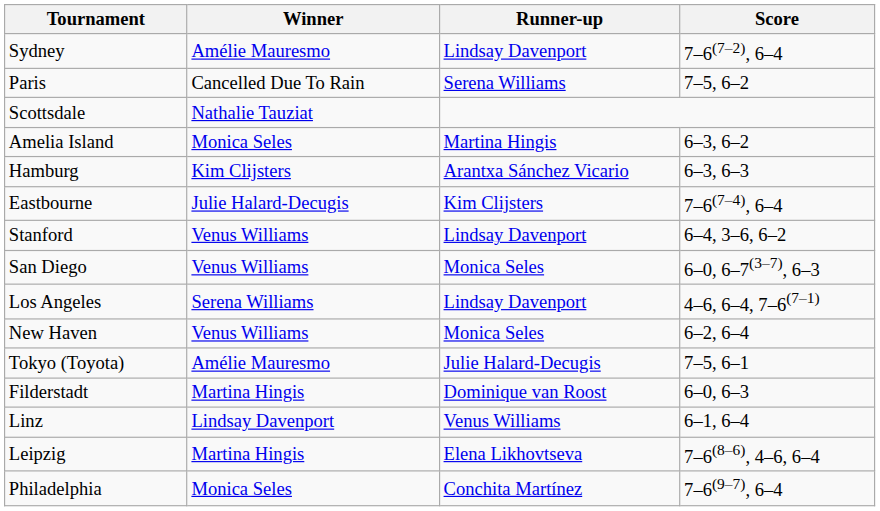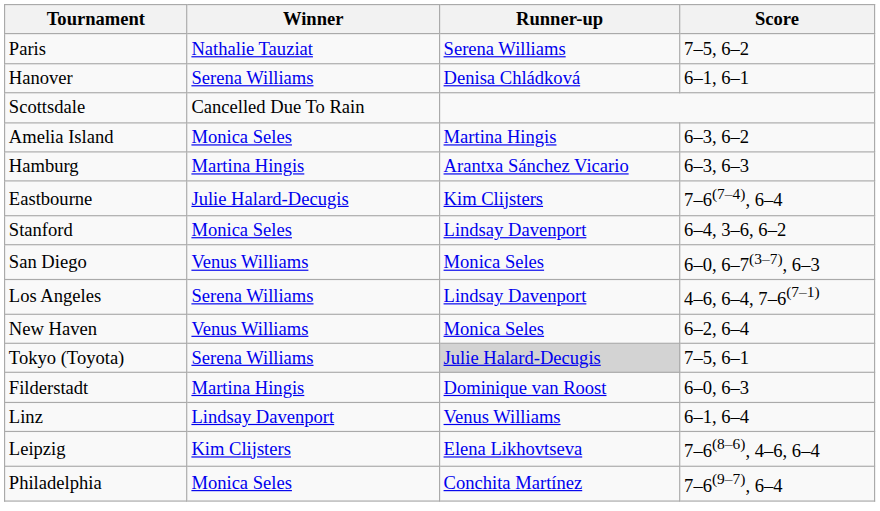- row: (37, 51)
(278, 83) Cancelled Due To Rain -> (252, 48) Nathalie Tauziat
+ row: (41, 78)
(252, 112) Nathalie Tauziat -> (278, 107) Cancelled Due To Rain
(241, 171) Kim Clijsters -> (248, 166) Martina Hingis
(250, 235) Venus Williams -> (242, 230) Monica Seles
(261, 363) Amélie Mauresmo -> (252, 358) Serena Williams
(522, 363) no background -> (522, 358) lightgrey background
(248, 453) Martina Hingis -> (241, 448) Kim Clijsters
